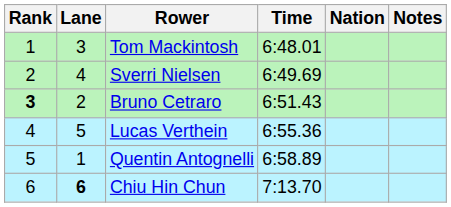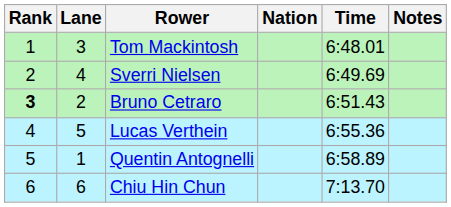columns swapped: (357, 18) <-> (292, 18)
(81, 187) bold -> (81, 187) normal
